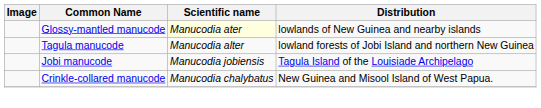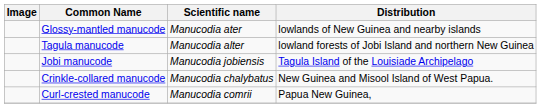(206, 29) lightyellow background -> (206, 29) no background
+ row: (96, 95)
